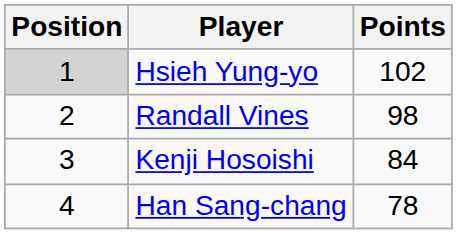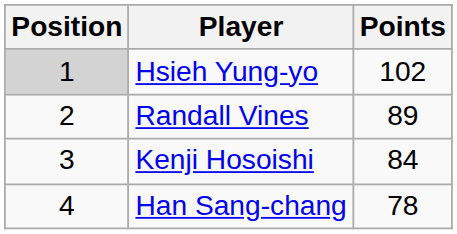(403, 116) 98 -> (403, 116) 89
